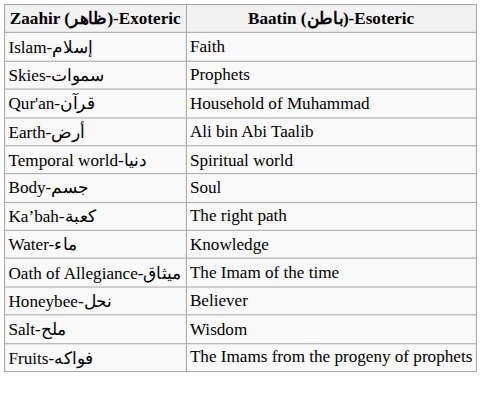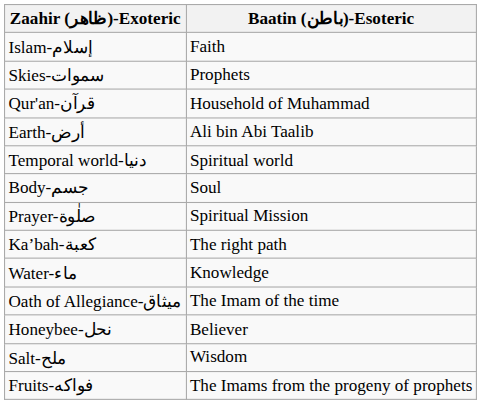+ row: (52, 216)
